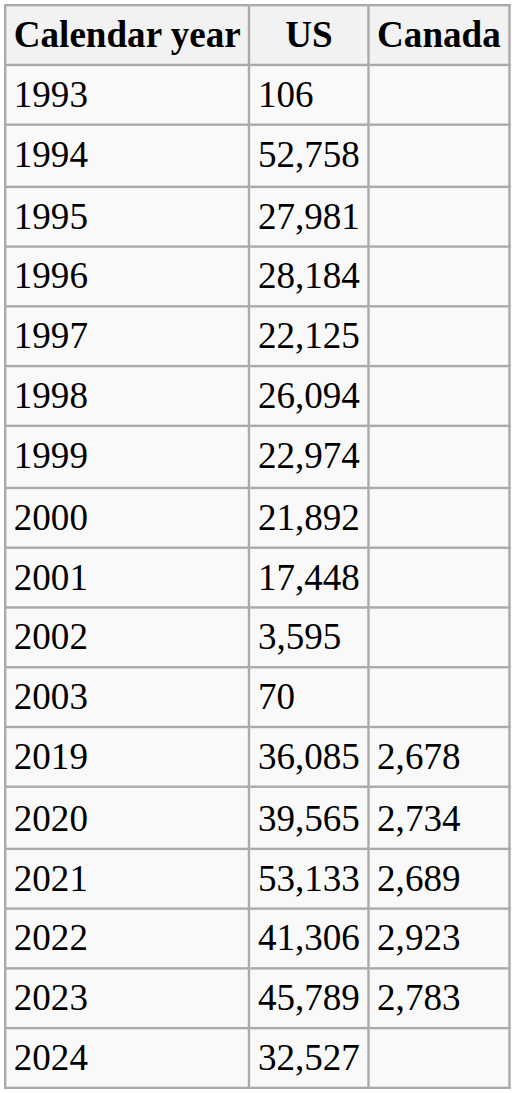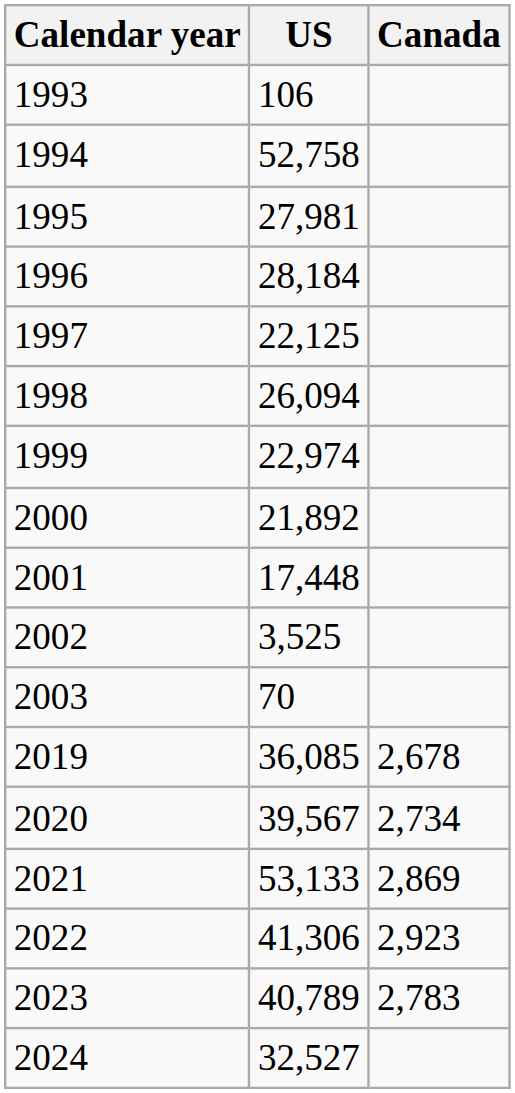(300, 636) 3,595 -> (300, 636) 3,525
(309, 816) 39,565 -> (309, 816) 39,567
(419, 876) 2,689 -> (419, 876) 2,869
(309, 997) 45,789 -> (309, 997) 40,789
